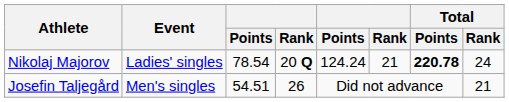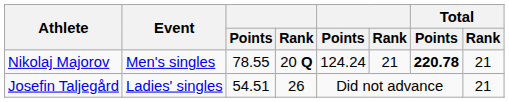(174, 62) Ladies' singles -> (171, 62) Men's singles
(251, 62) 78.54 -> (251, 62) 78.55
(483, 62) 24 -> (483, 62) 21
(171, 86) Men's singles -> (174, 86) Ladies' singles
